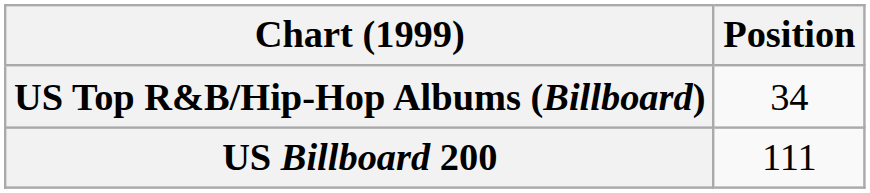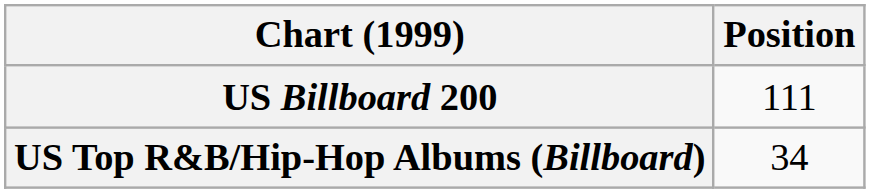rows swapped: (360, 156) <-> (360, 95)
